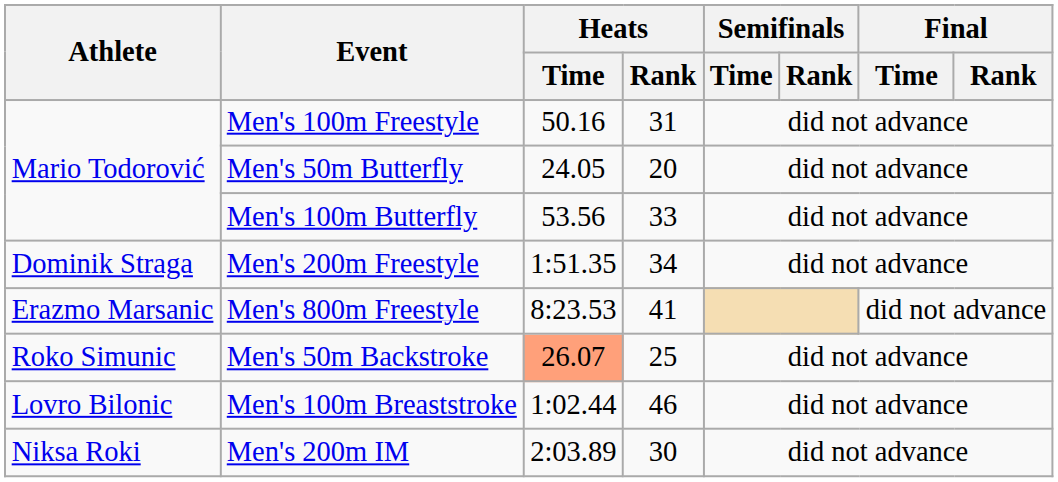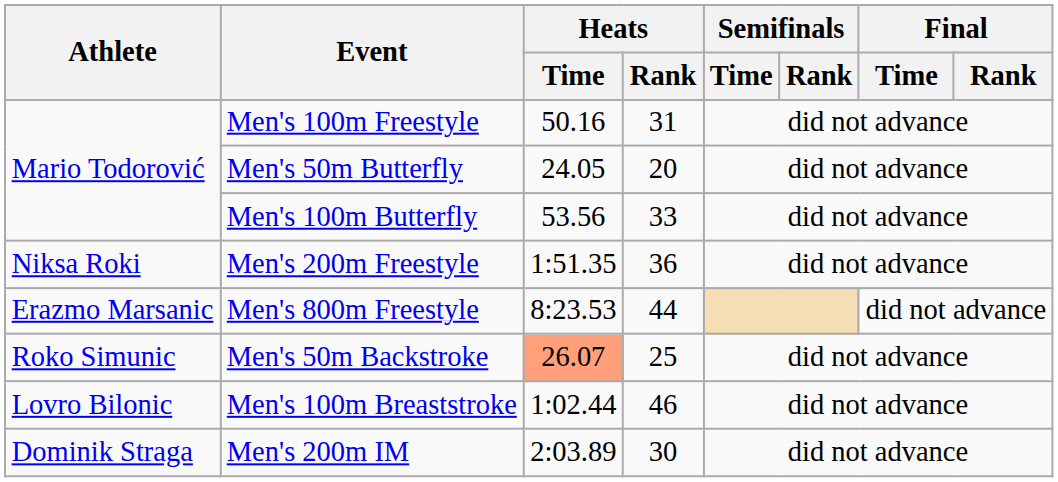(102, 263) Dominik Straga -> (76, 263) Niksa Roki
(663, 263) 34 -> (663, 263) 36
(663, 310) 41 -> (663, 310) 44
(76, 451) Niksa Roki -> (102, 451) Dominik Straga
